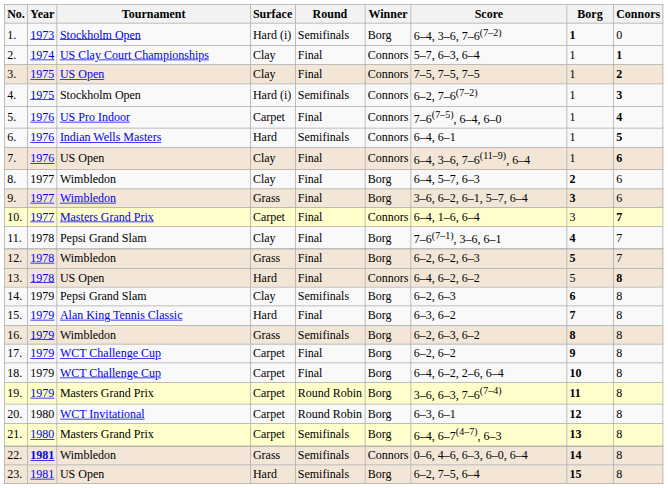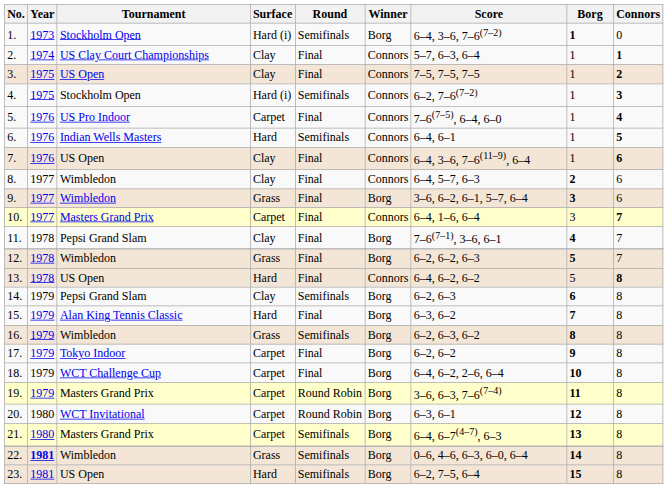(380, 179) Borg -> (388, 179) Connors
(110, 353) WCT Challenge Cup -> (93, 353) Tokyo Indoor
(388, 455) Connors -> (380, 455) Borg
